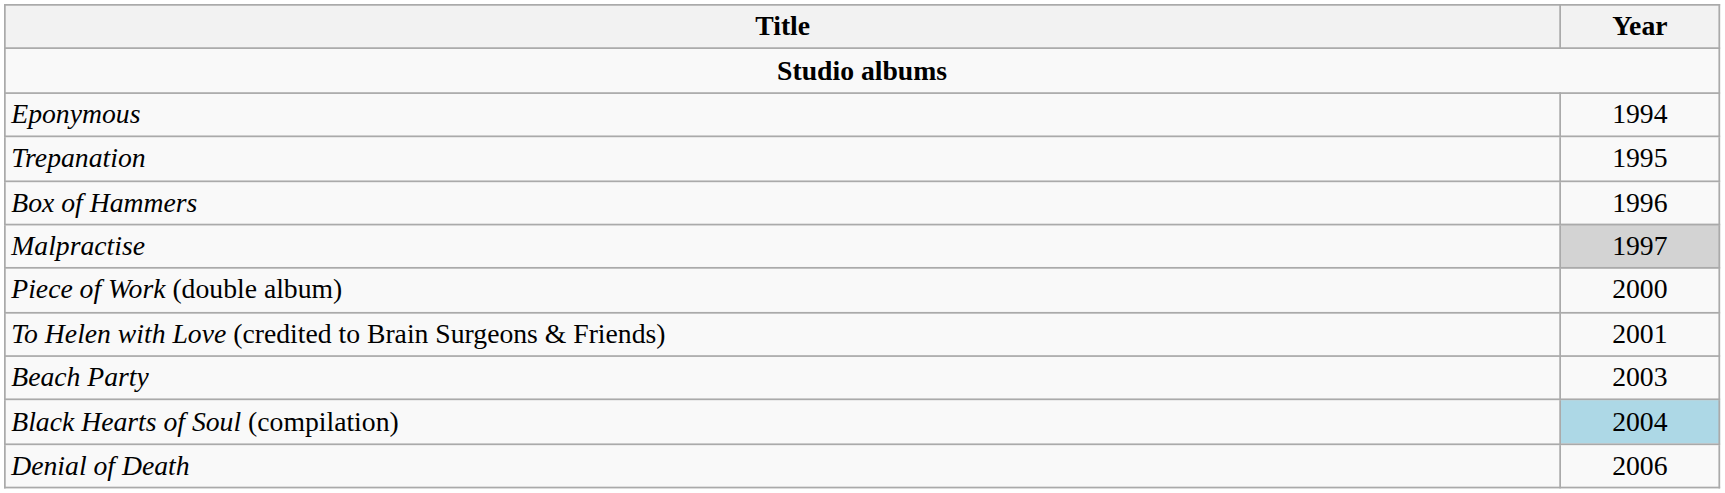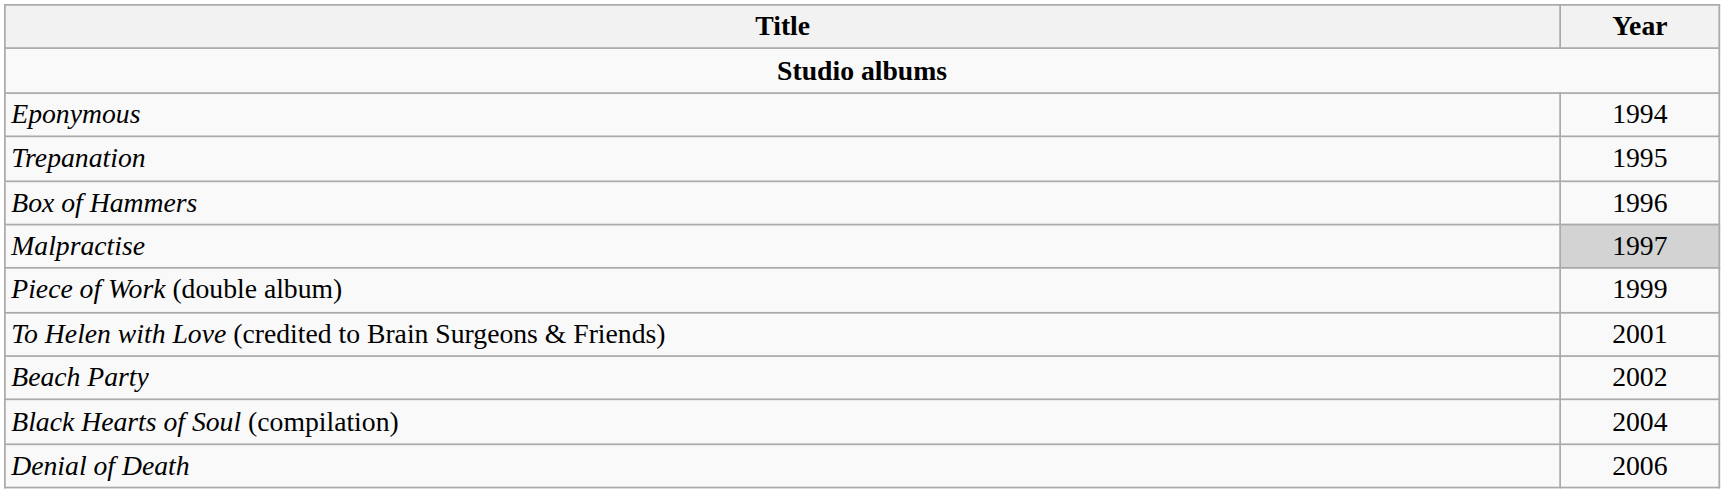(1640, 289) 2000 -> (1640, 289) 1999
(1640, 377) 2003 -> (1640, 377) 2002
(1640, 421) lightblue background -> (1640, 421) no background
